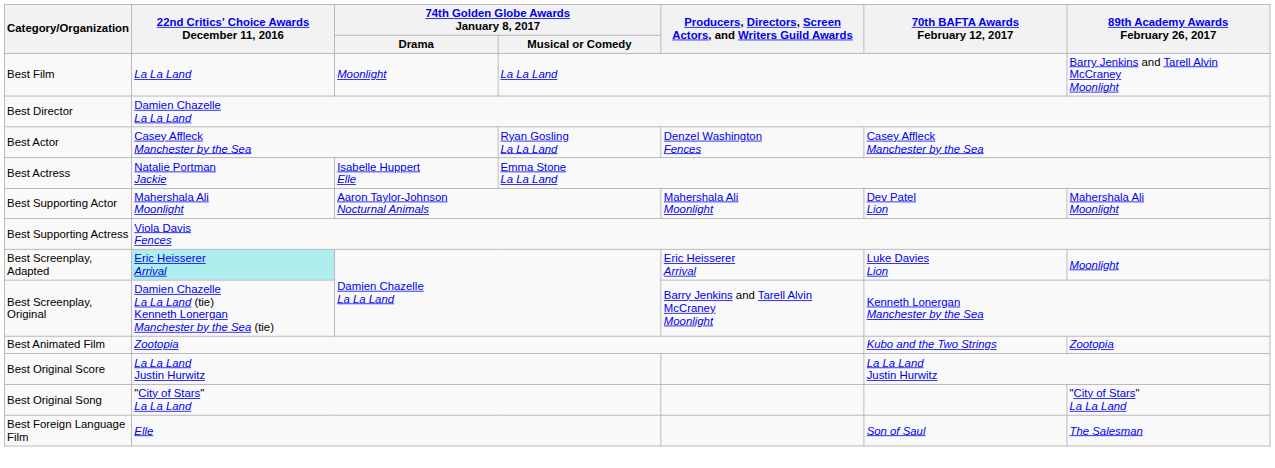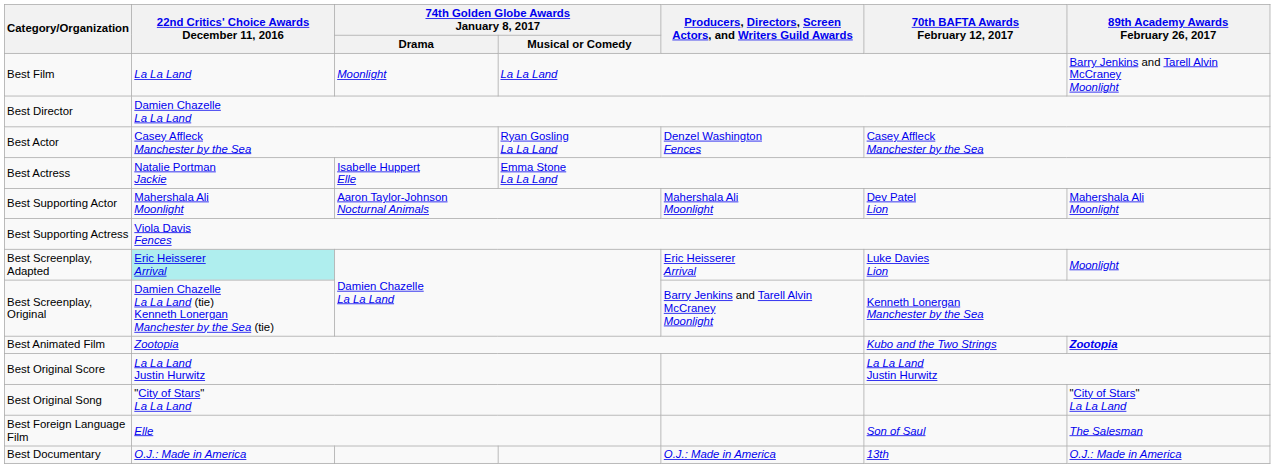(1092, 345) normal -> (1093, 345) bold
+ row: (54, 455)
